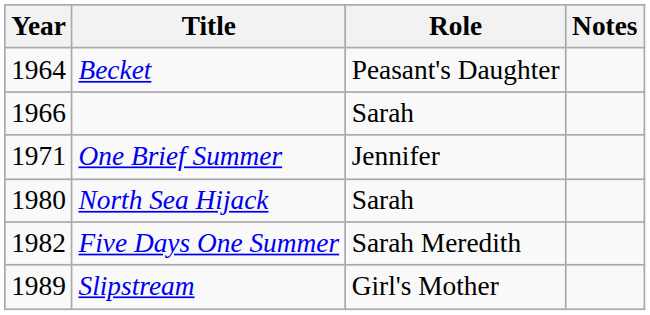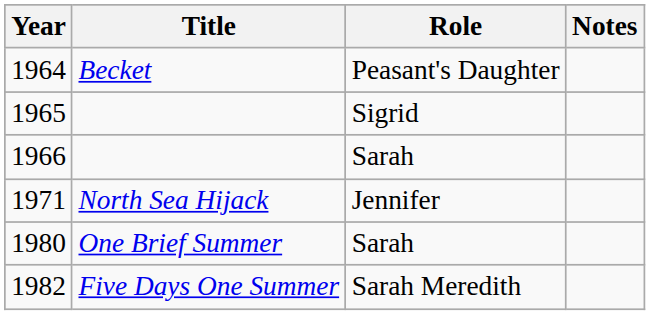+ row: (39, 112)
(180, 156) One Brief Summer -> (173, 199) North Sea Hijack
(173, 199) North Sea Hijack -> (180, 243) One Brief Summer
- row: (39, 286)
